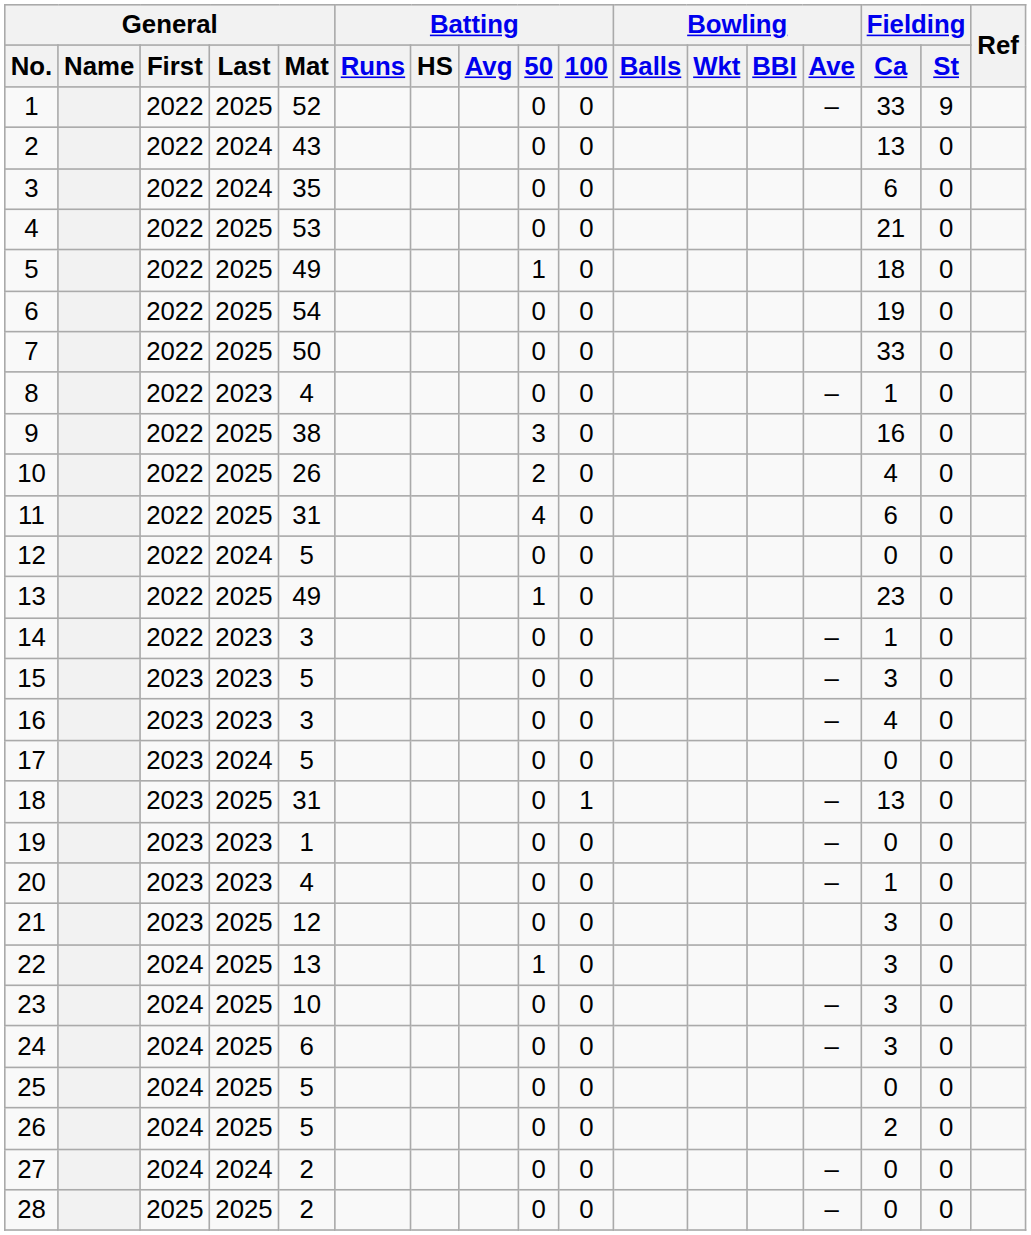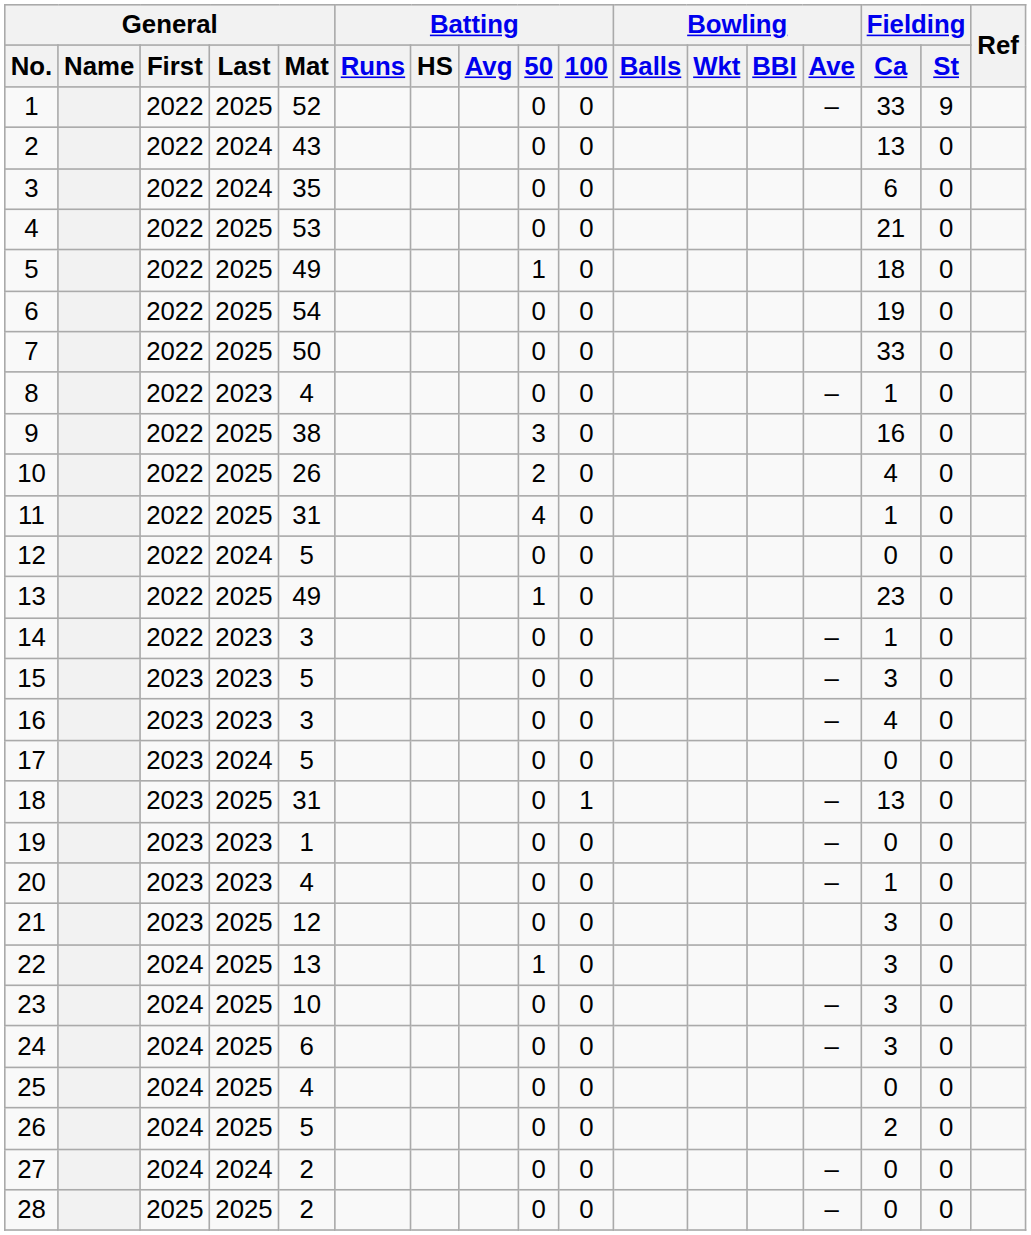(891, 515) 6 -> (891, 515) 1
(307, 1087) 5 -> (307, 1087) 4
